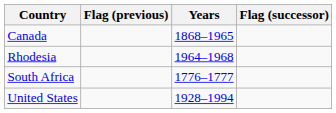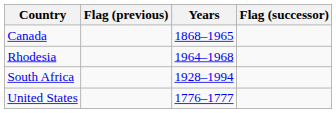(204, 77) 1776–1777 -> (204, 77) 1928–1994
(204, 98) 1928–1994 -> (204, 98) 1776–1777
